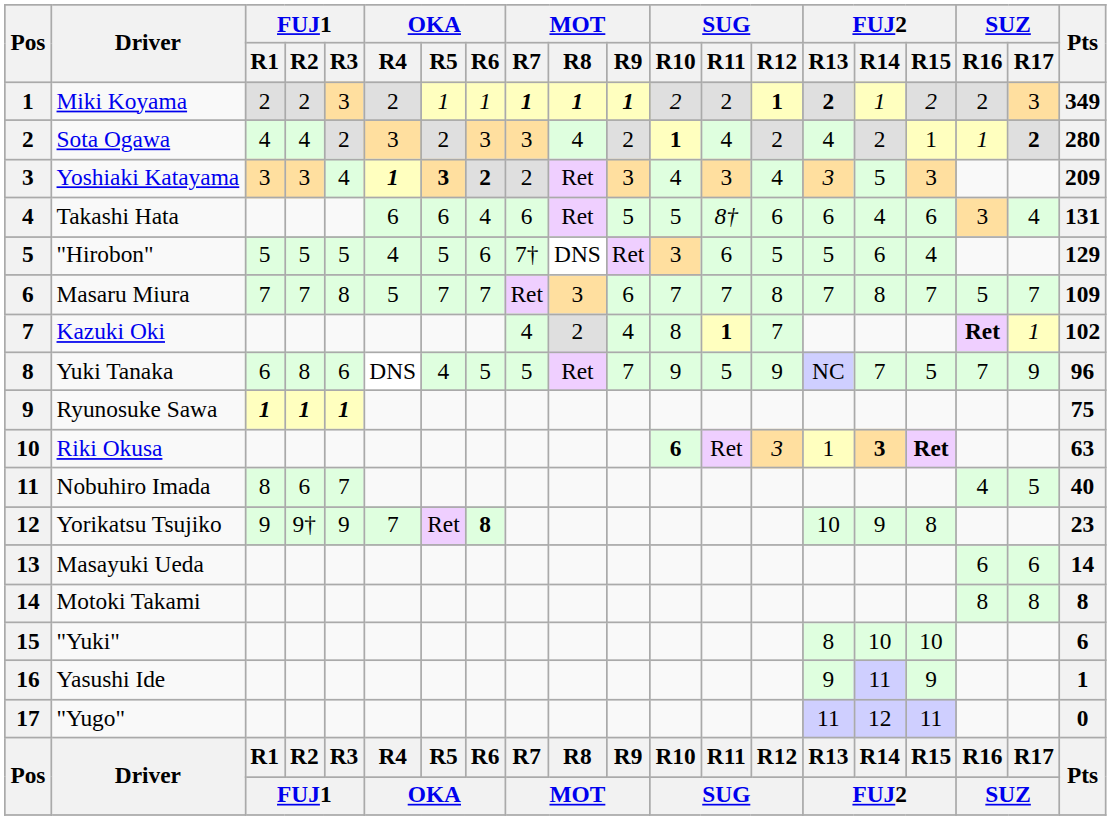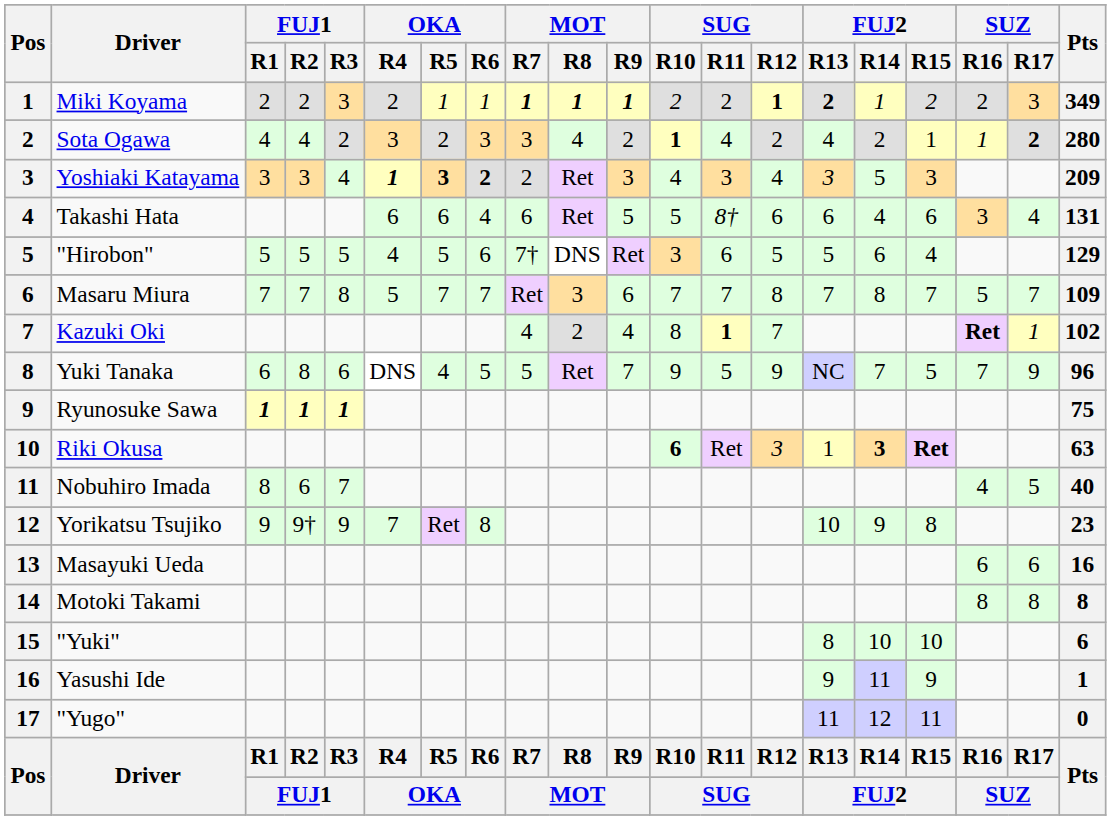(485, 525) bold -> (485, 525) normal
(1083, 563) 14 -> (1083, 563) 16
